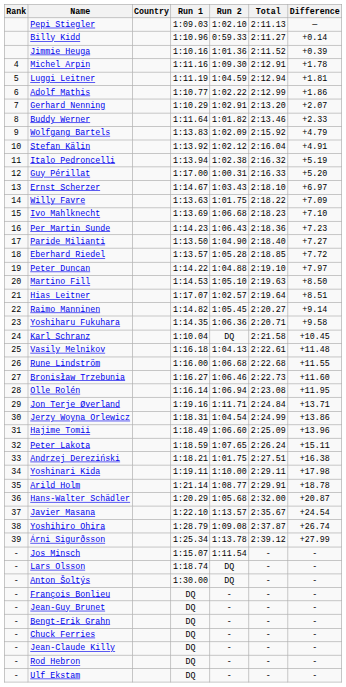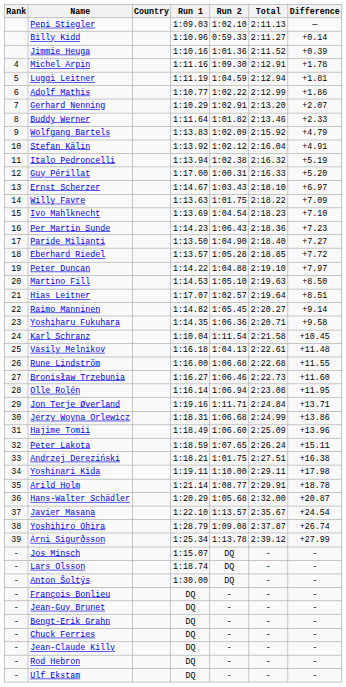(229, 214) 1:06.68 -> (229, 214) 1:04.54
(229, 337) DQ -> (229, 337) 1:11.54
(229, 418) 1:04.54 -> (229, 418) 1:06.68
(229, 554) 1:11.54 -> (229, 554) DQ
